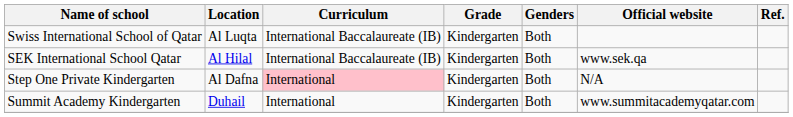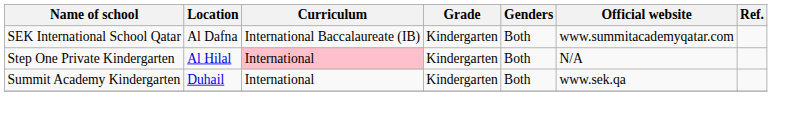- row: (105, 36)
(230, 58) Al Hilal -> (212, 36) Al Dafna
(613, 58) www.sek.qa -> (647, 36) www.summitacademyqatar.com
(233, 79) Al Dafna -> (209, 58) Al Hilal
(667, 101) www.summitacademyqatar.com -> (593, 79) www.sek.qa
